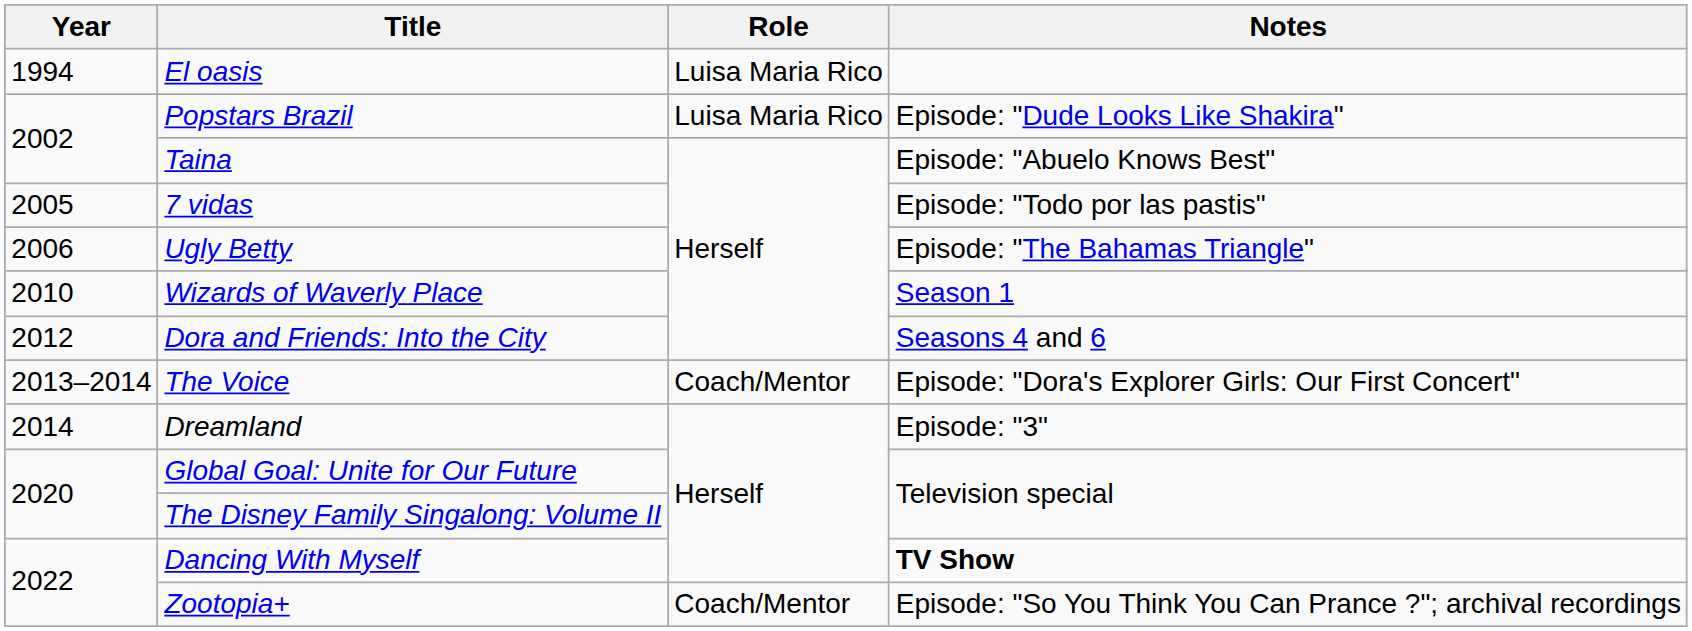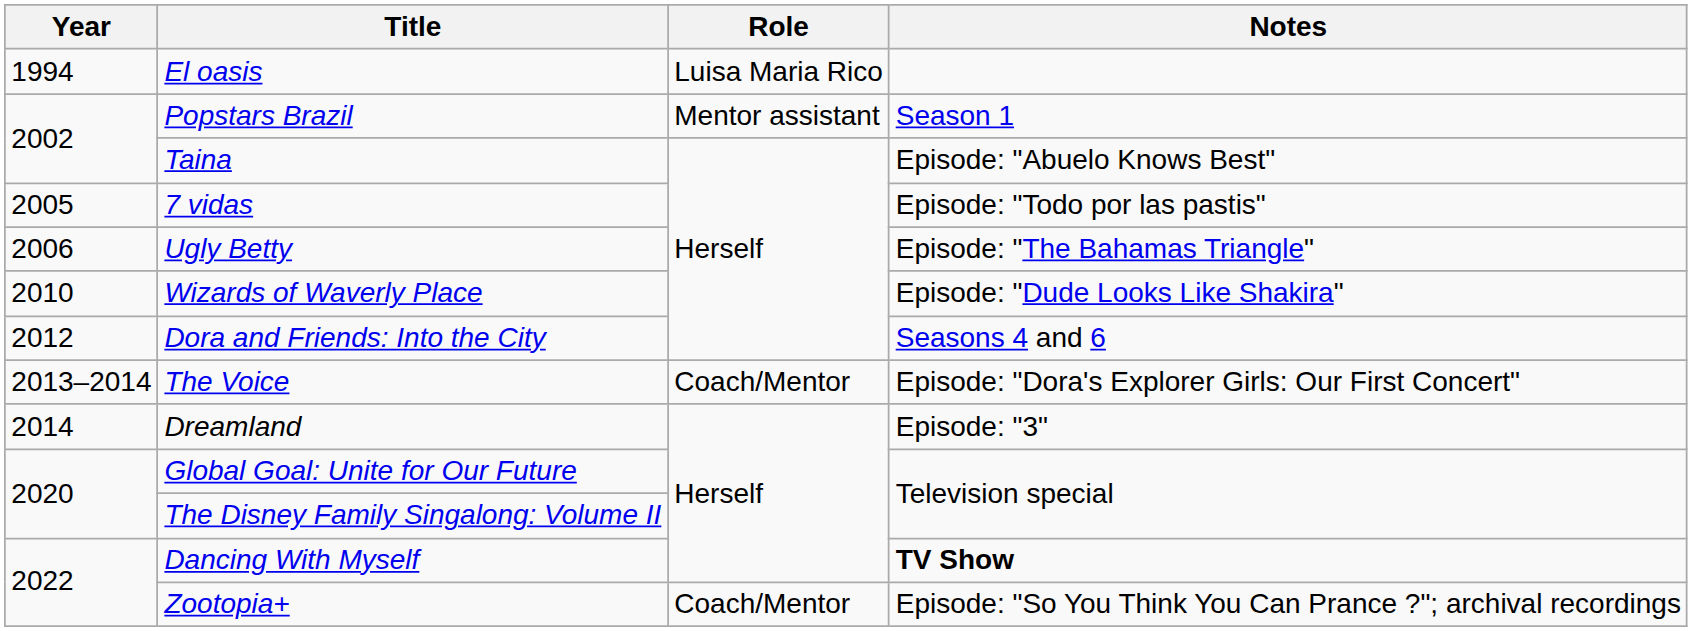(779, 115) Luisa Maria Rico -> (777, 115) Mentor assistant
(1120, 115) Episode: "Dude Looks Like Shakira" -> (955, 115) Season 1
(955, 293) Season 1 -> (1120, 293) Episode: "Dude Looks Like Shakira"
